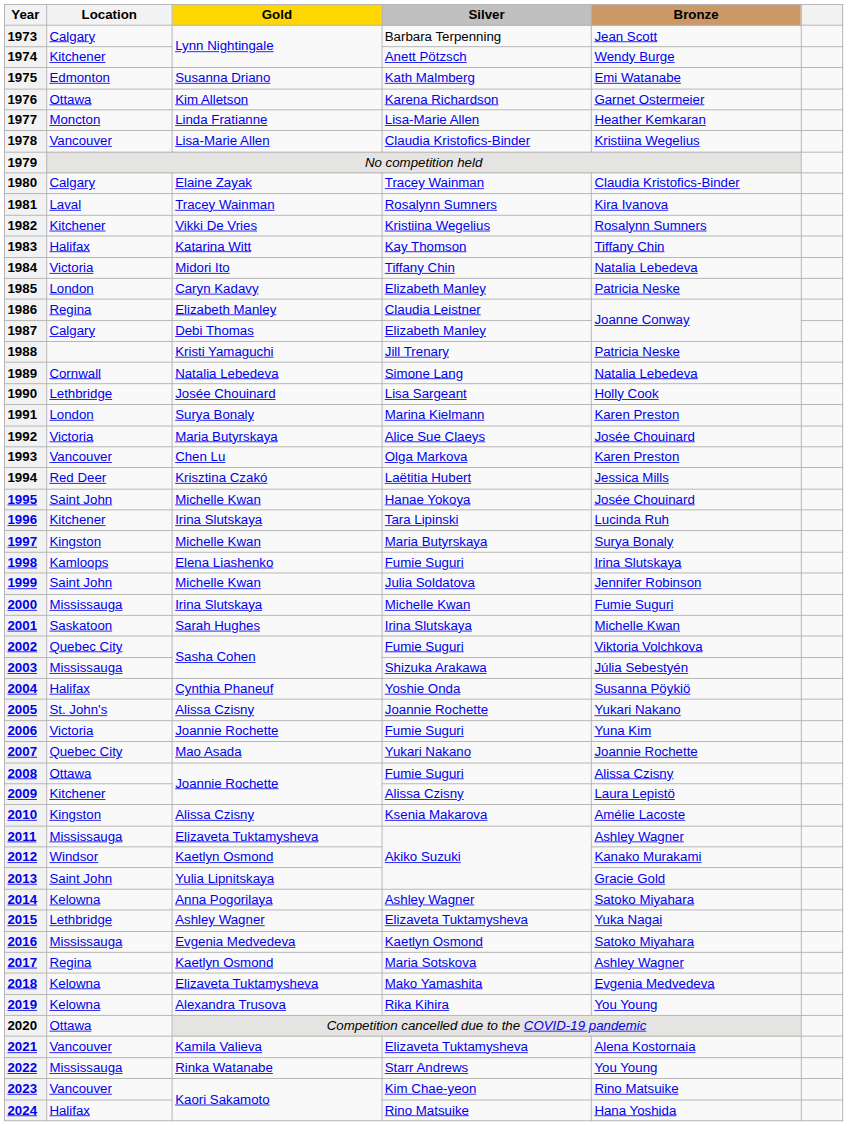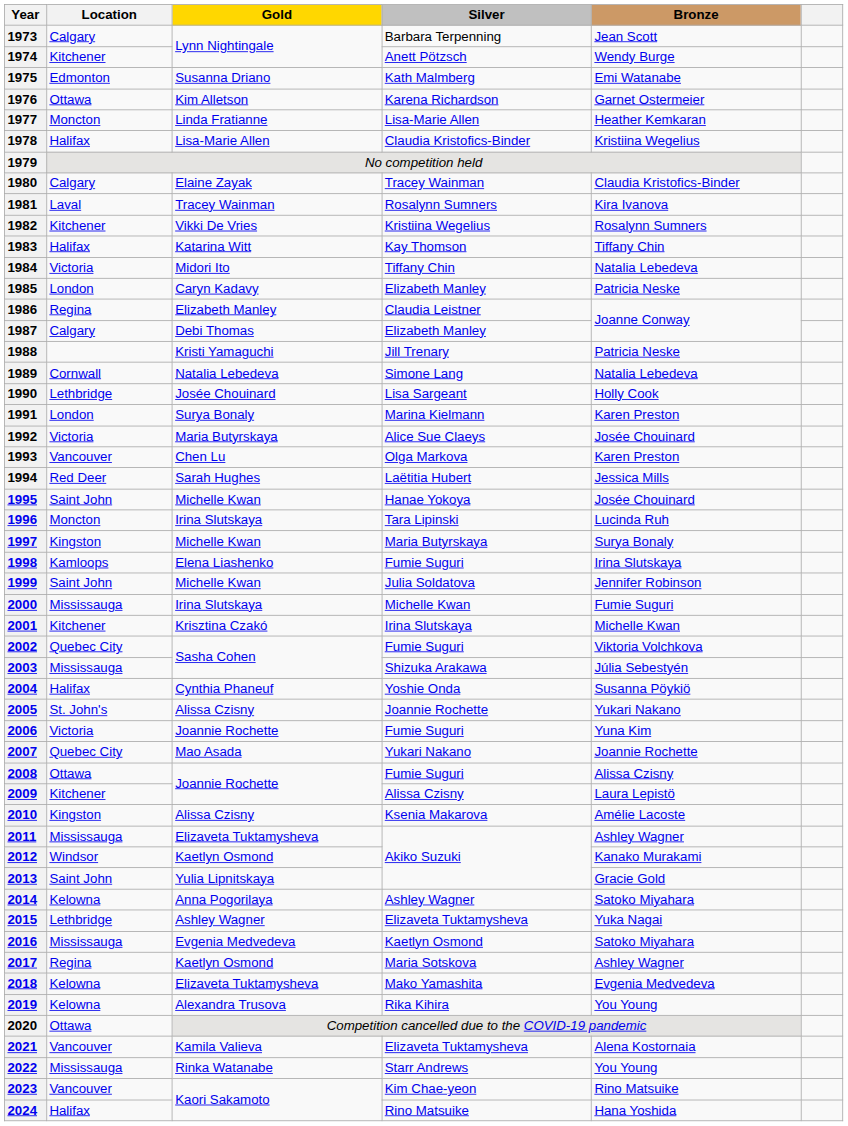(81, 141) Vancouver -> (70, 141) Halifax
(221, 478) Krisztina Czakó -> (218, 478) Sarah Hughes
(77, 520) Kitchener -> (75, 520) Moncton
(81, 625) Saskatoon -> (77, 625) Kitchener
(218, 625) Sarah Hughes -> (221, 625) Krisztina Czakó
